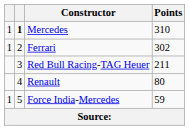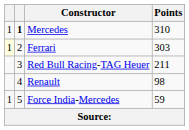(9, 47) no background -> (9, 47) lightyellow background
(162, 47) 302 -> (162, 47) 303
(160, 81) 80 -> (160, 81) 98
